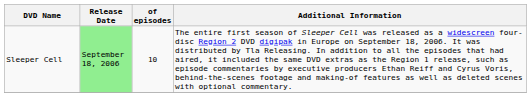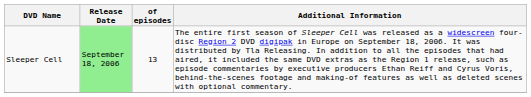(153, 59) 10 -> (153, 59) 13
